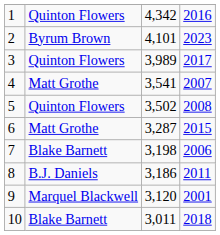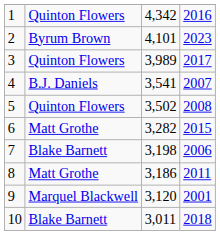(64, 83) Matt Grothe -> (63, 83) B.J. Daniels
(161, 128) 3,287 -> (161, 128) 3,282
(63, 173) B.J. Daniels -> (64, 173) Matt Grothe
